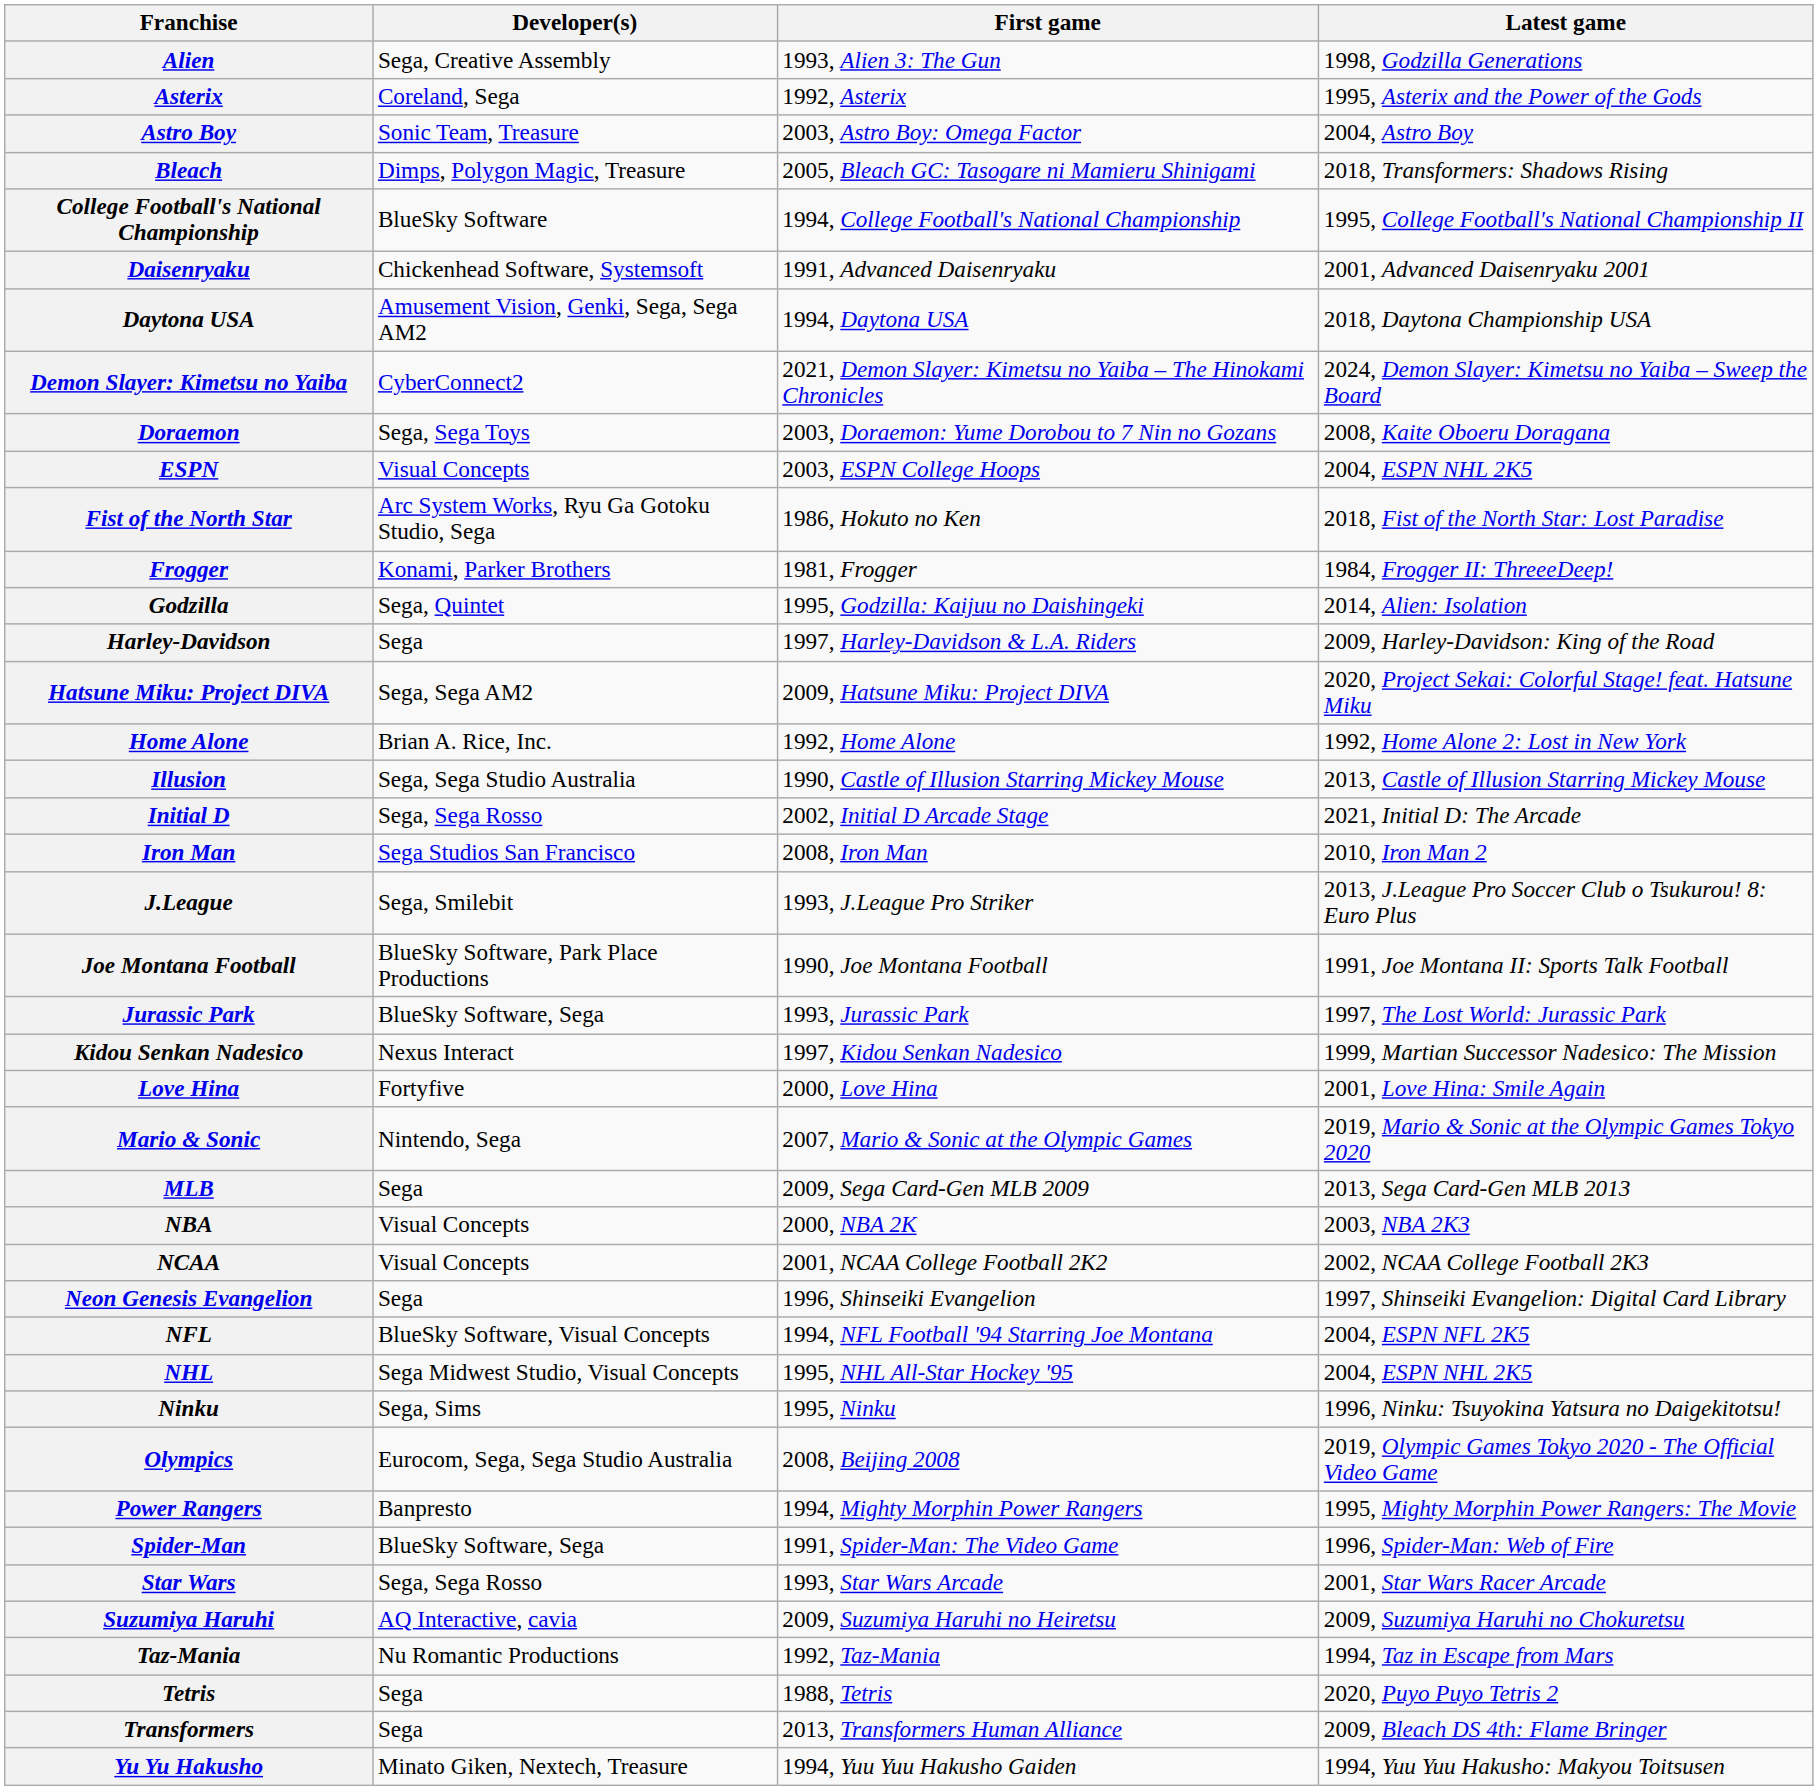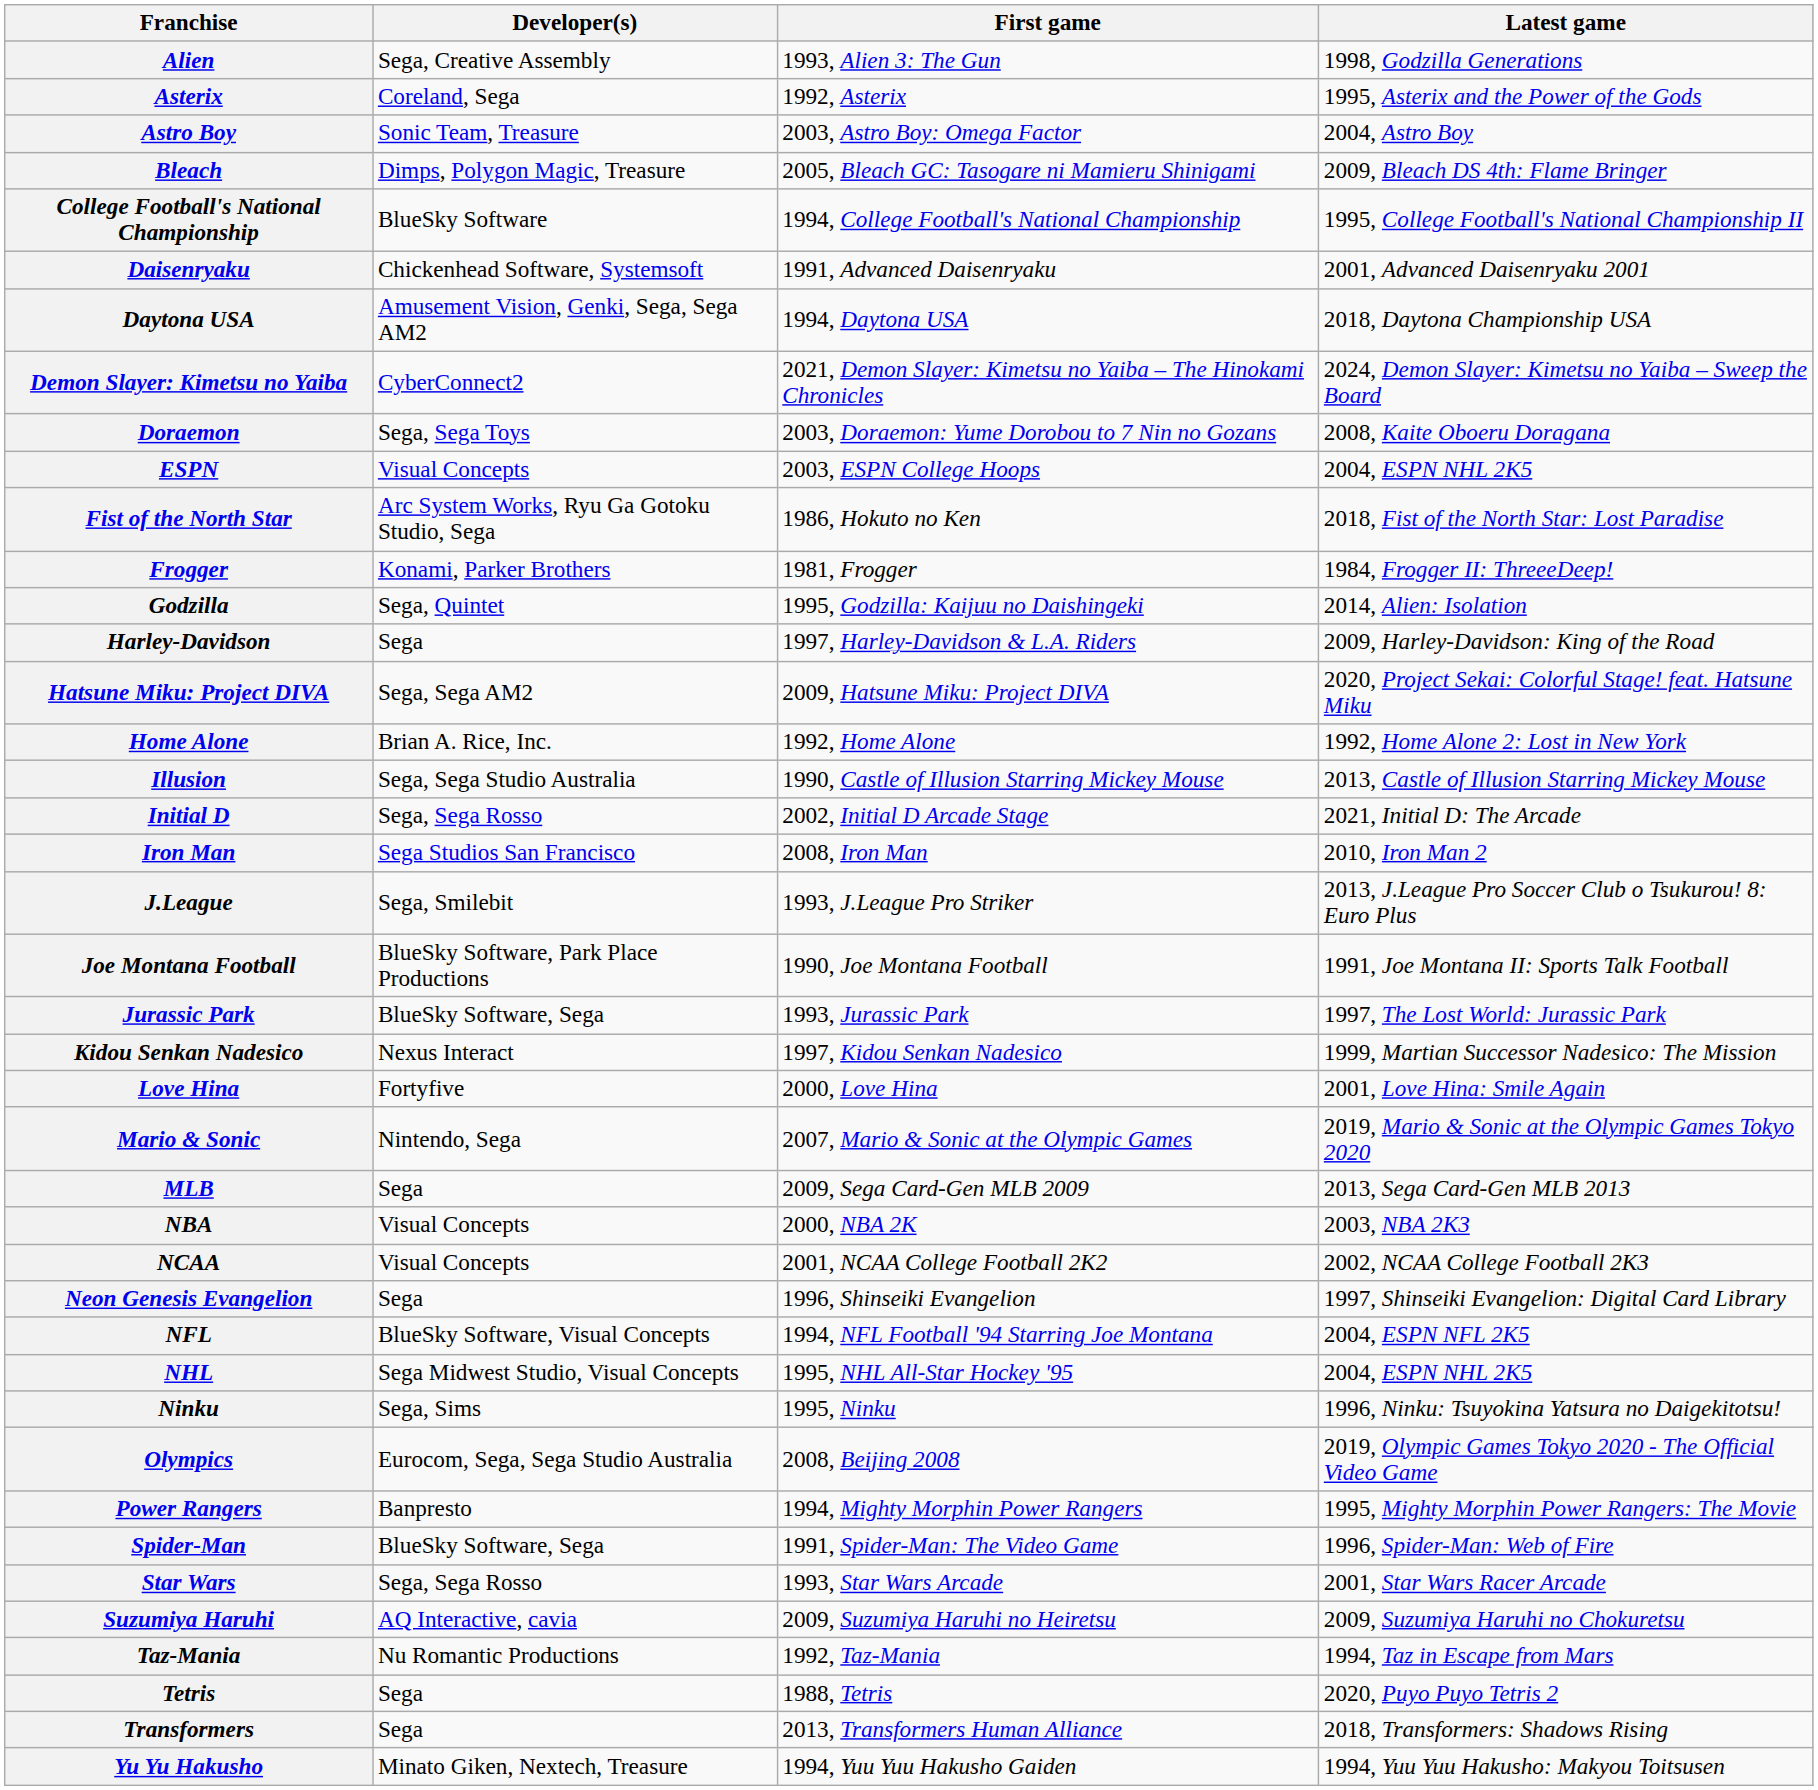(1496, 170) 2018, Transformers: Shadows Rising -> (1495, 170) 2009, Bleach DS 4th: Flame Bringer
(1495, 1729) 2009, Bleach DS 4th: Flame Bringer -> (1496, 1729) 2018, Transformers: Shadows Rising
